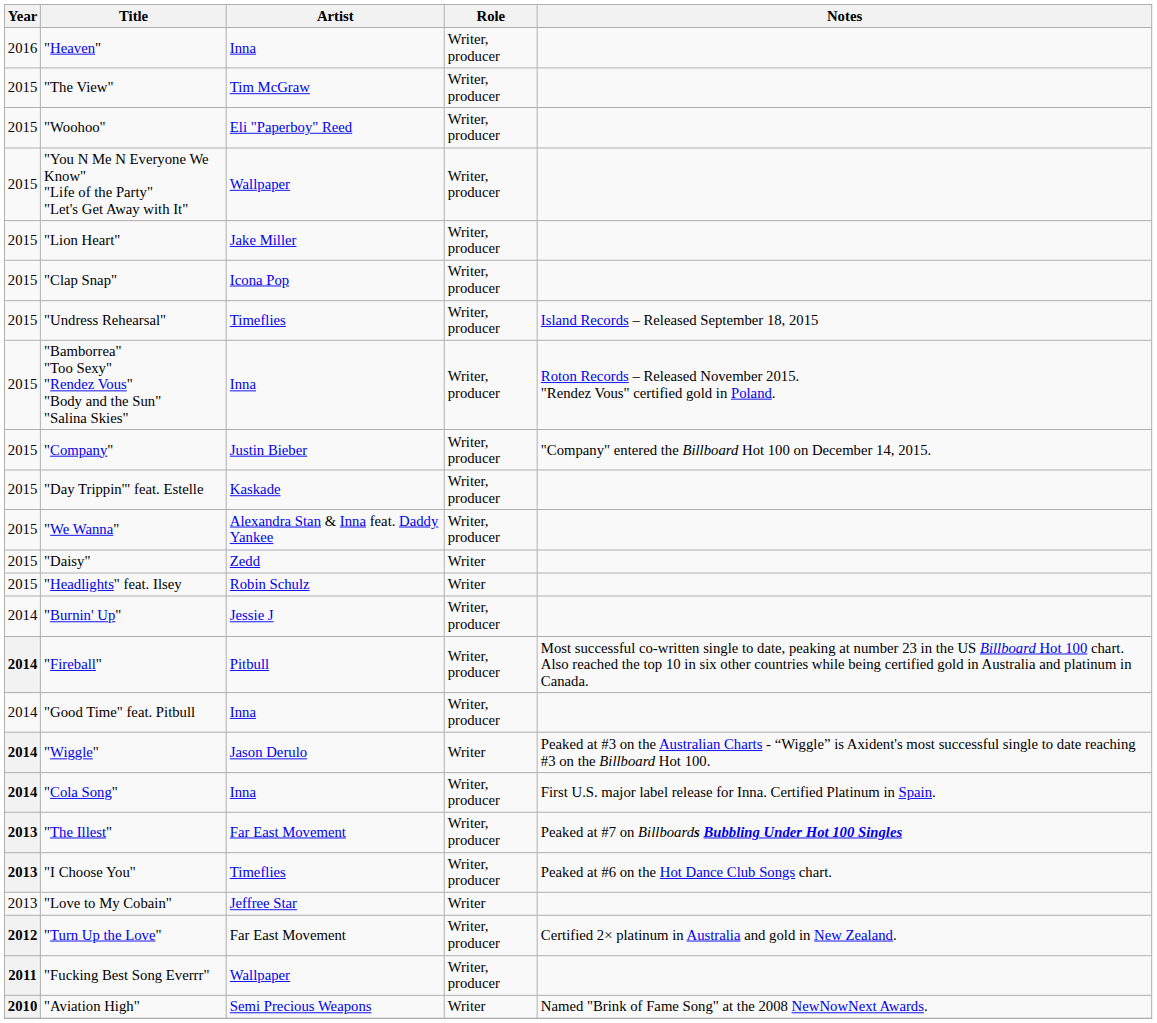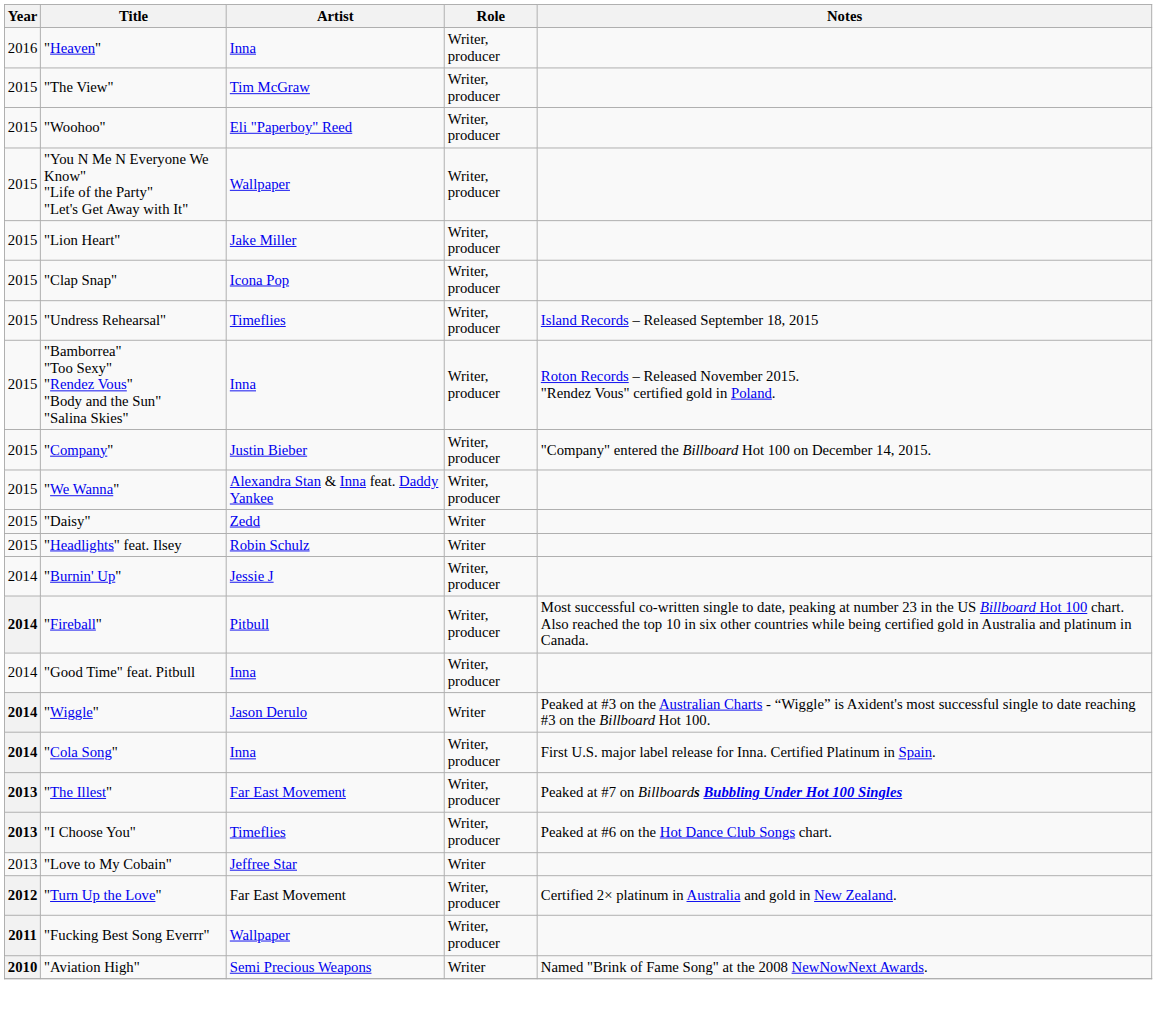- row: (124, 489)
